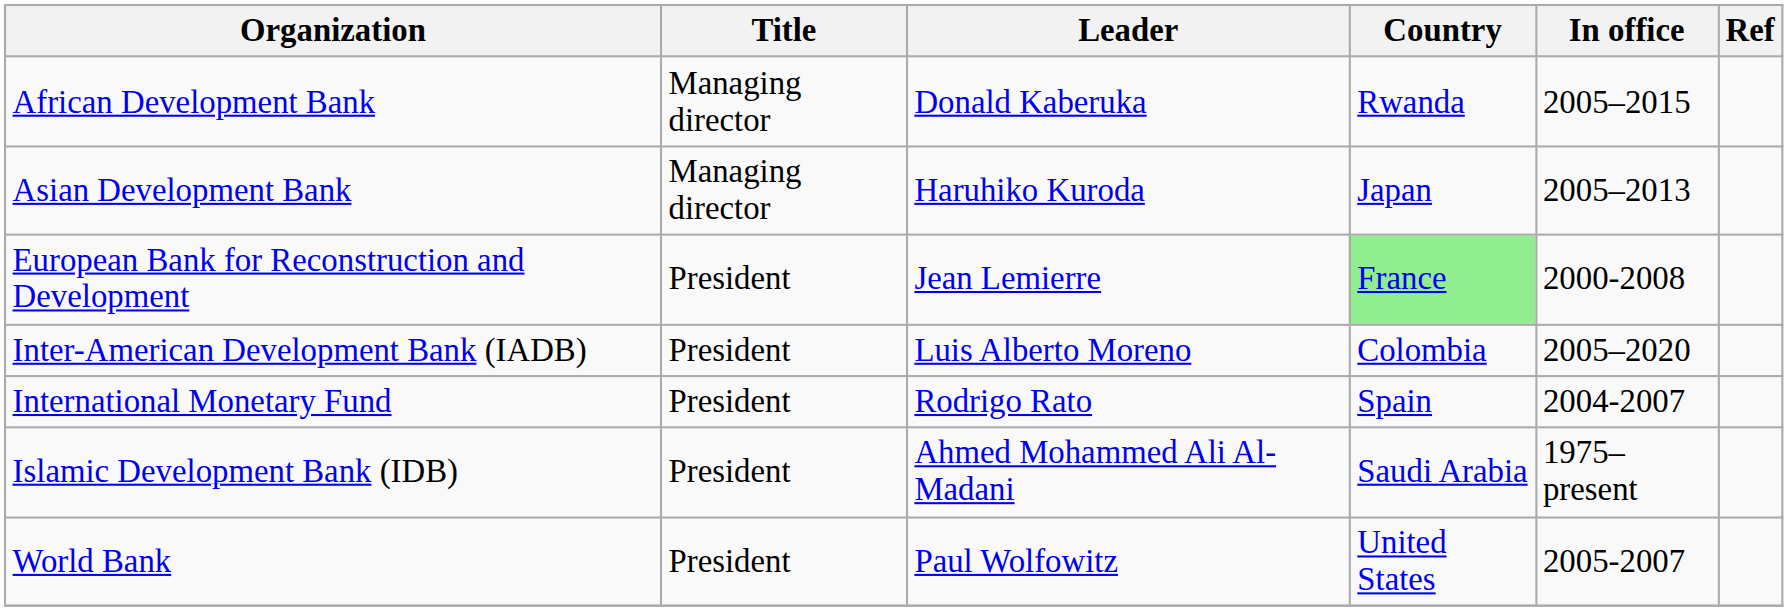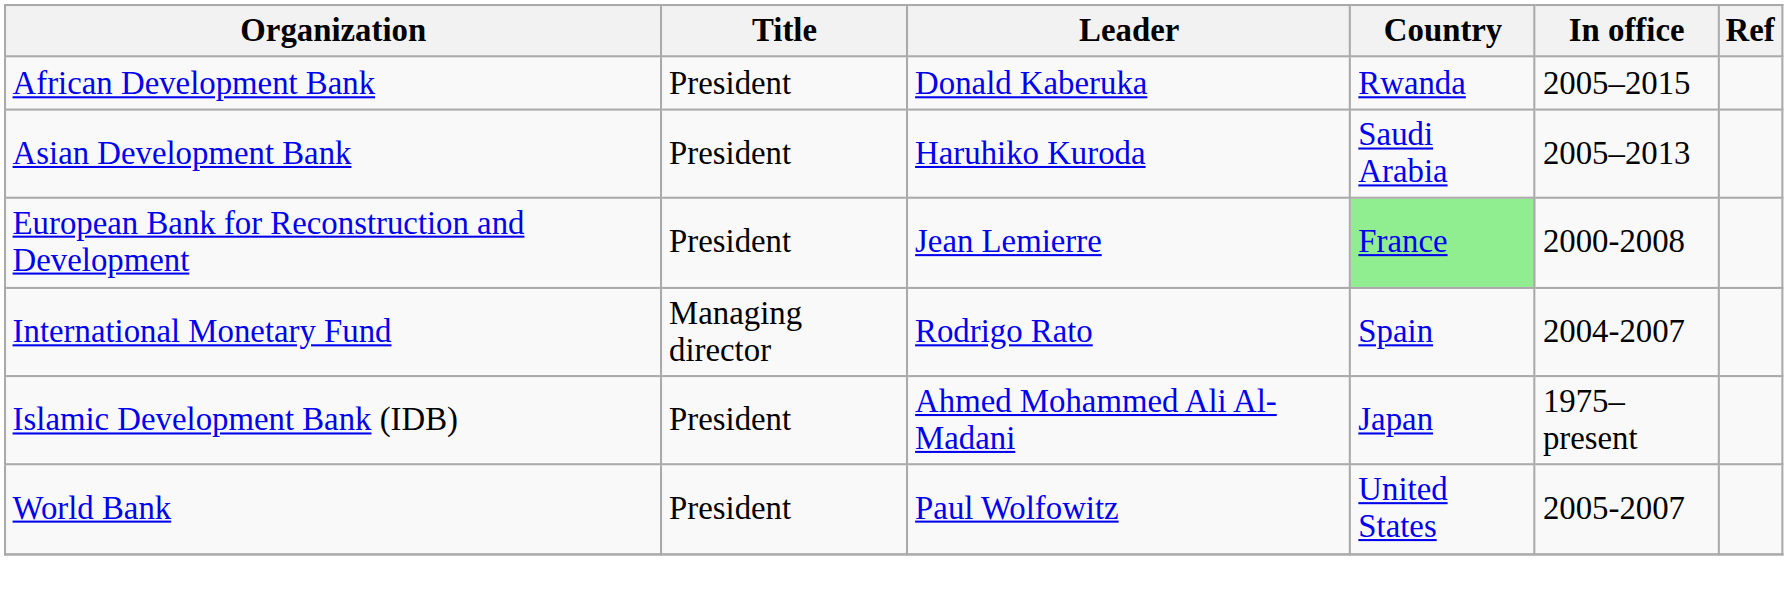(735, 100) Managing director -> (730, 82) President
(735, 189) Managing director -> (730, 152) President
(1395, 189) Japan -> (1403, 152) Saudi Arabia
- row: (300, 349)
(730, 401) President -> (736, 330) Managing director
(1442, 471) Saudi Arabia -> (1396, 419) Japan
